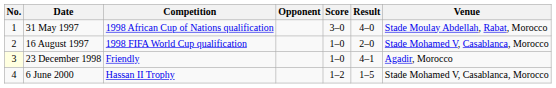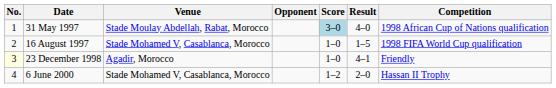columns swapped: (467, 12) <-> (190, 12)
(337, 28) no background -> (333, 28) lightblue background
(367, 43) 2–0 -> (363, 43) 1–5
(367, 75) 1–5 -> (363, 75) 2–0
